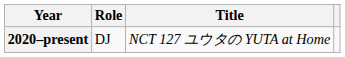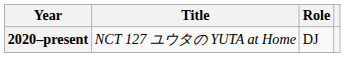columns swapped: (230, 15) <-> (109, 15)
